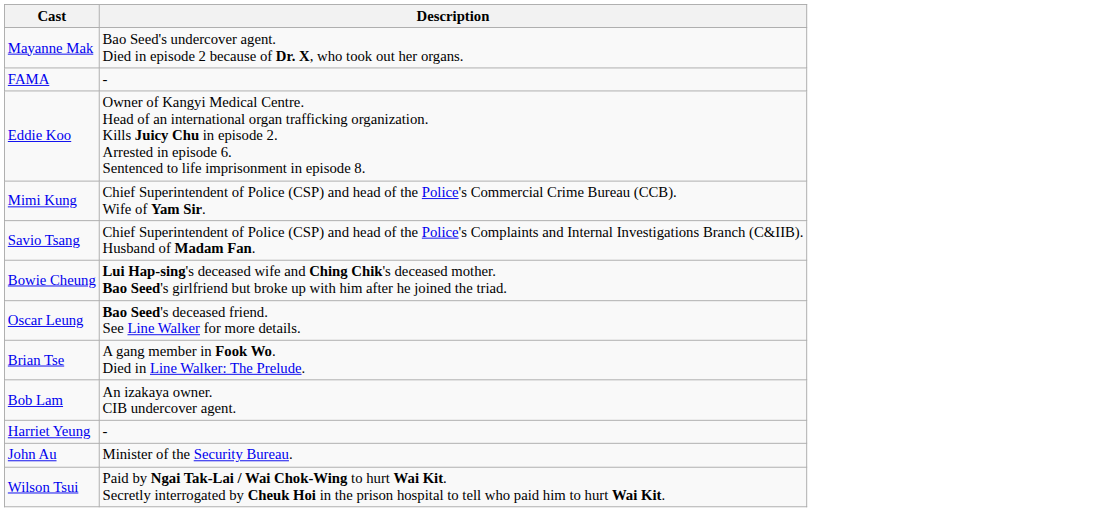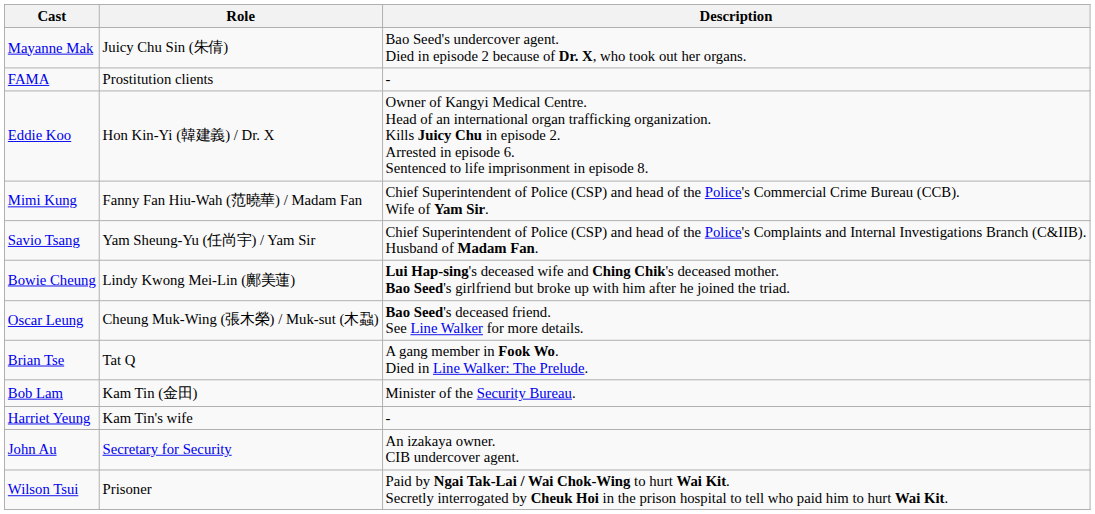+ column: (241, 16)
(169, 400) An izakaya owner. CIB undercover agent. -> (481, 393) Minister of the Security Bureau.
(198, 455) Minister of the Security Bureau. -> (452, 449) An izakaya owner. CIB undercover agent.
